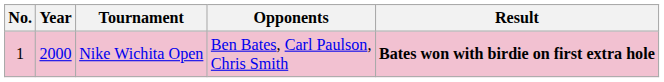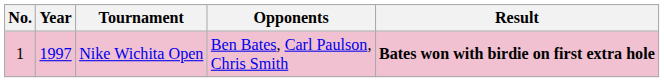(56, 54) 2000 -> (56, 54) 1997
